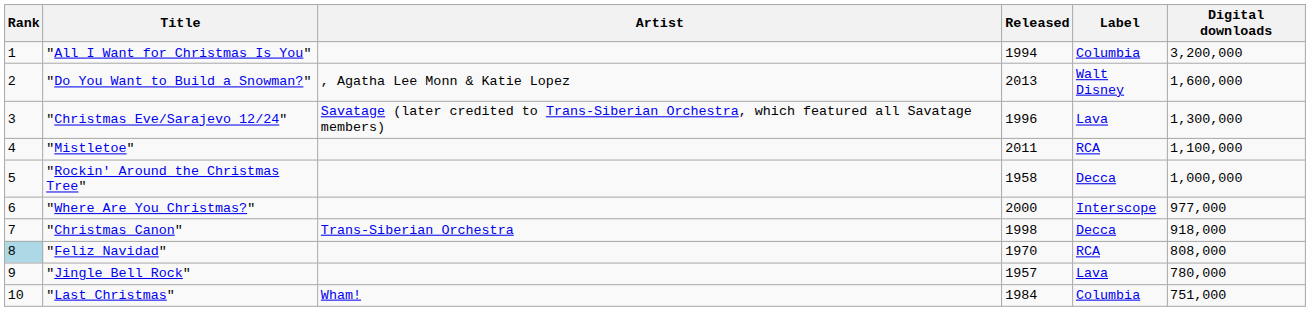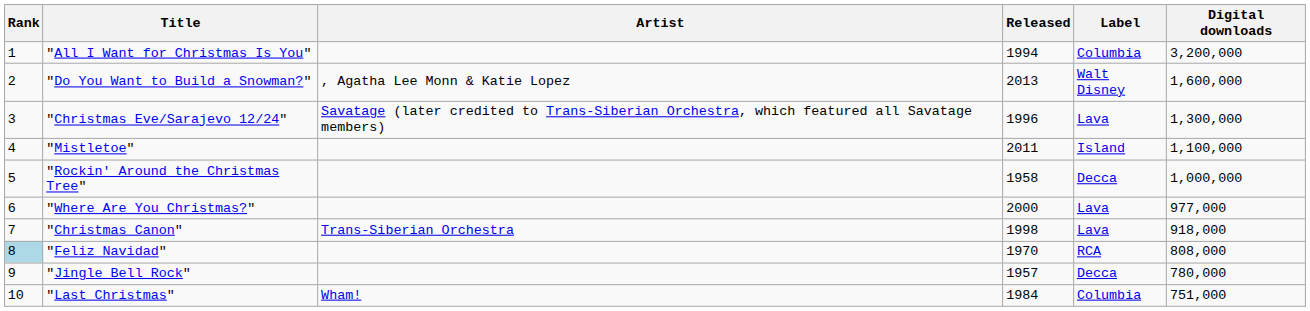(1088, 149) RCA -> (1101, 149) Island
(1116, 208) Interscope -> (1093, 208) Lava
(1096, 230) Decca -> (1093, 230) Lava
(1092, 274) Lava -> (1097, 274) Decca
